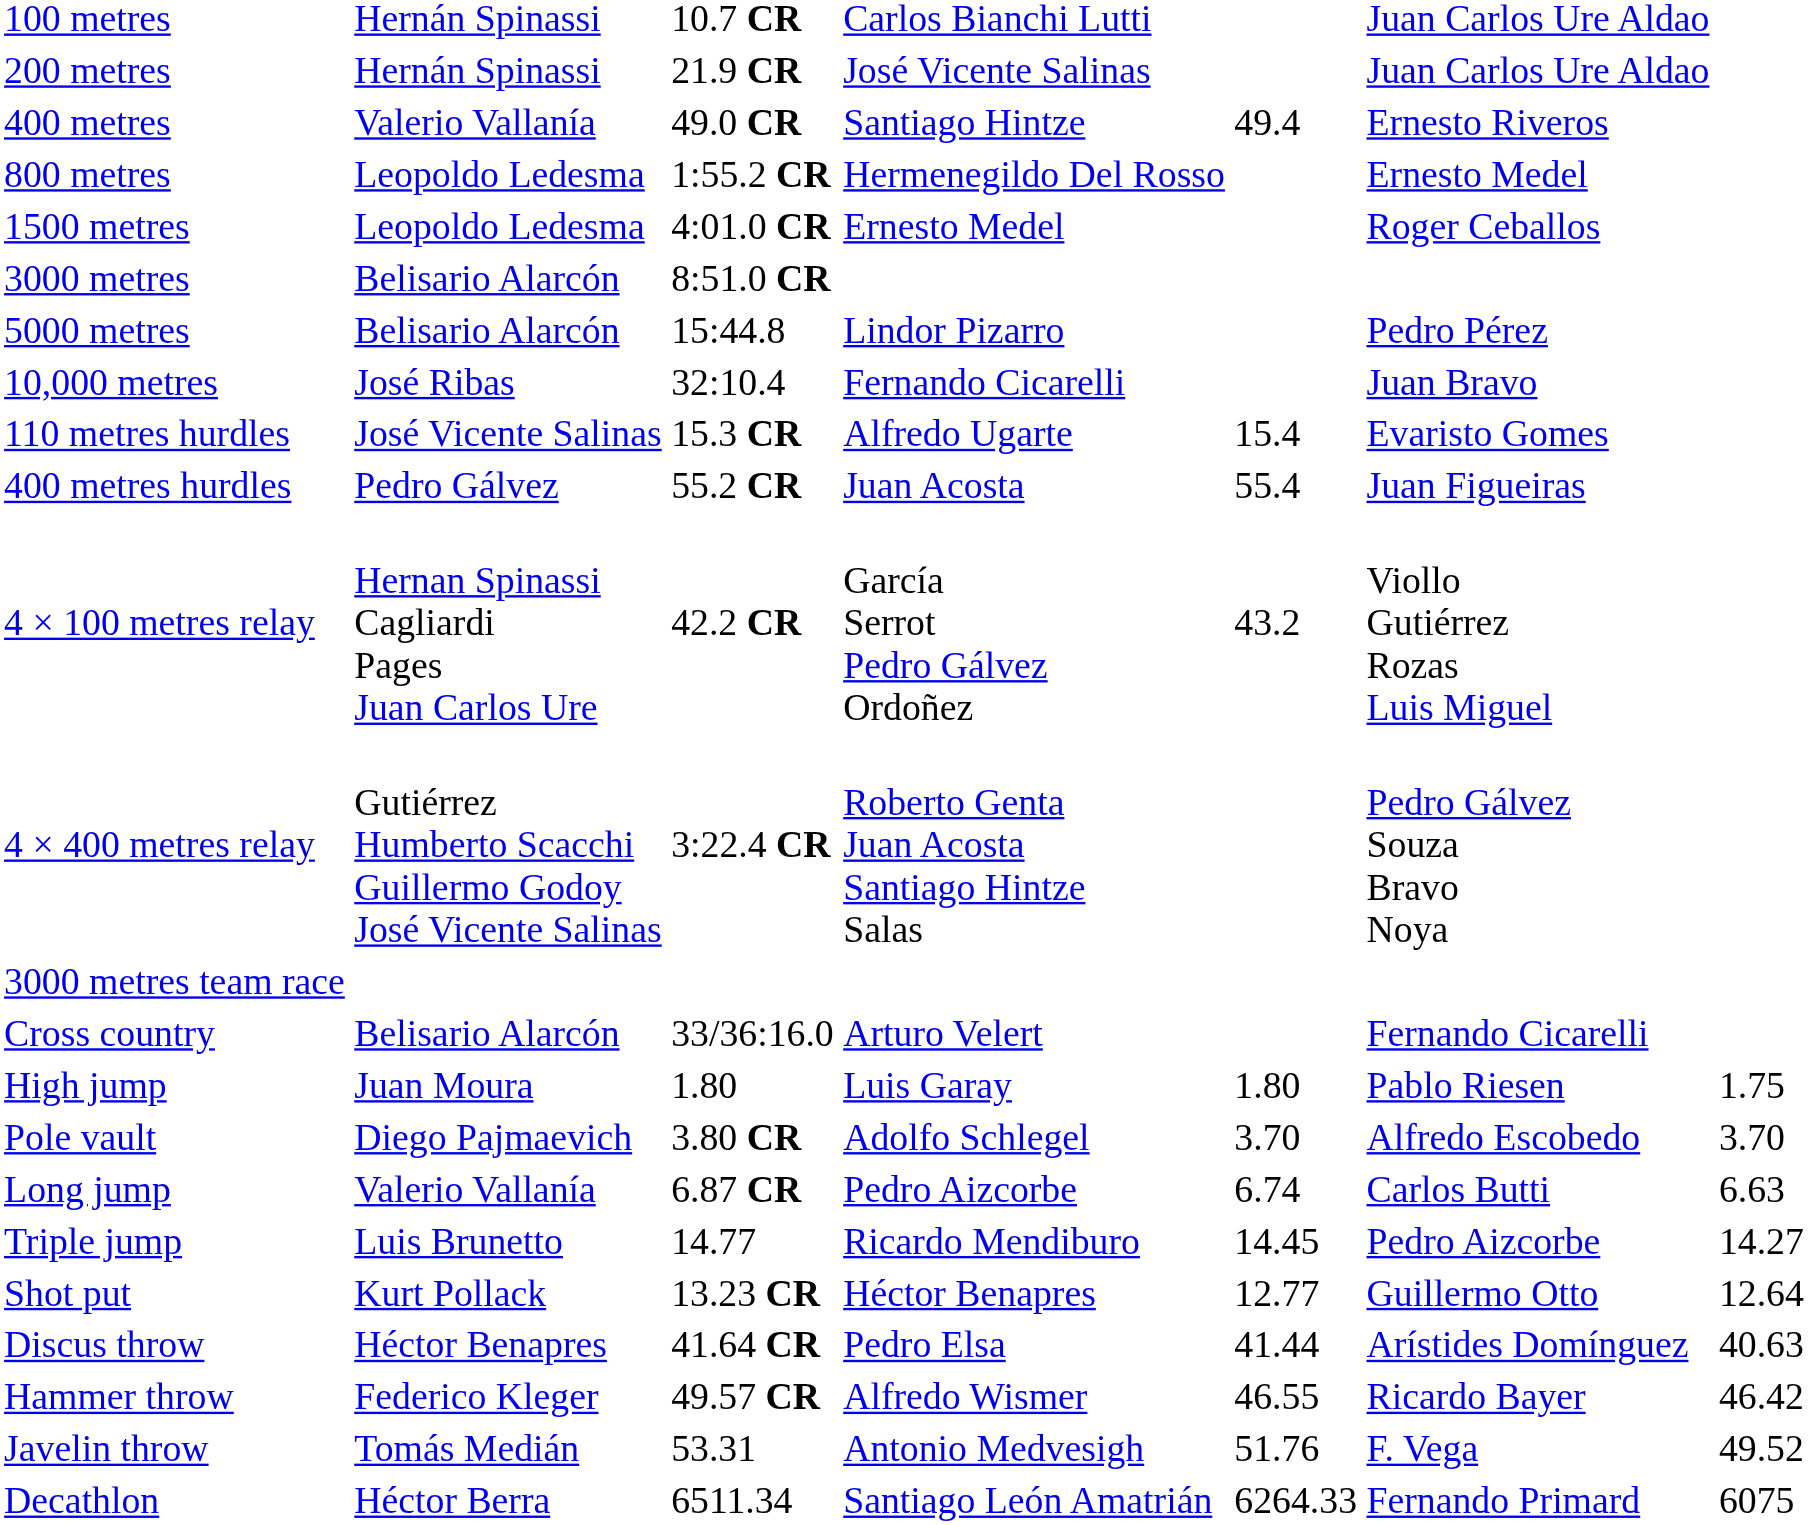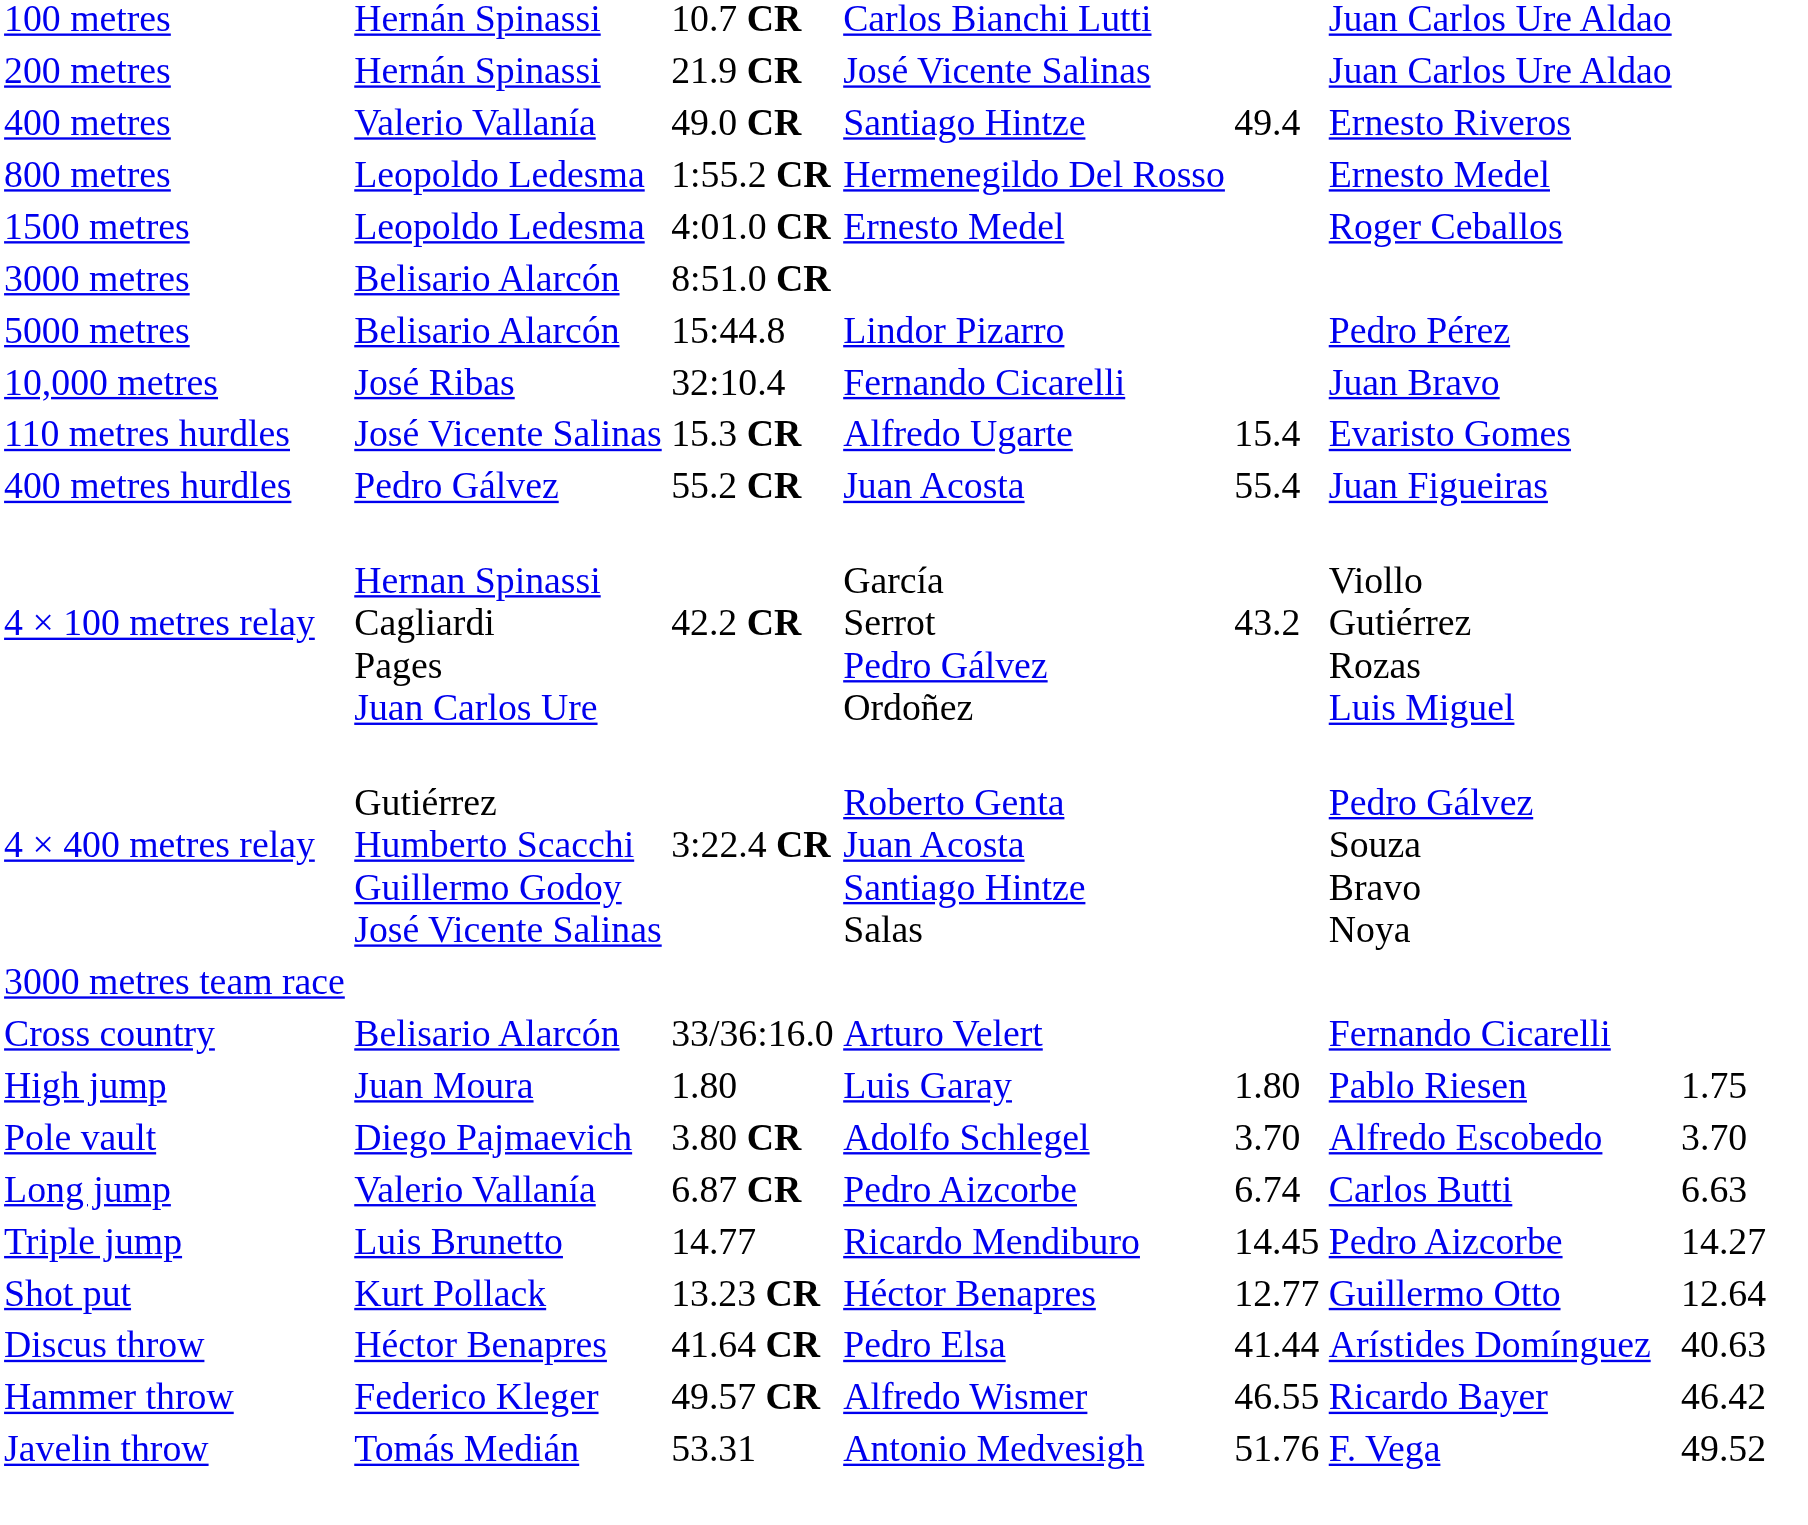- row: (82, 1500)
